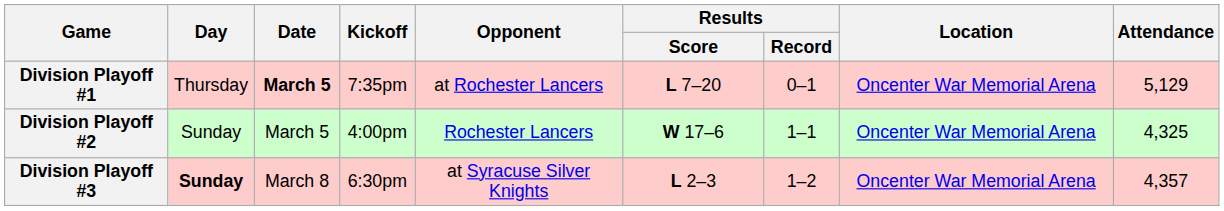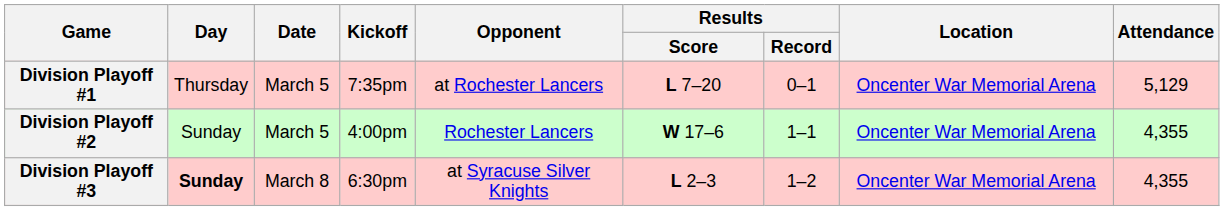(297, 84) bold -> (297, 84) normal
(1166, 133) 4,325 -> (1166, 133) 4,355
(1166, 181) 4,357 -> (1166, 181) 4,355
